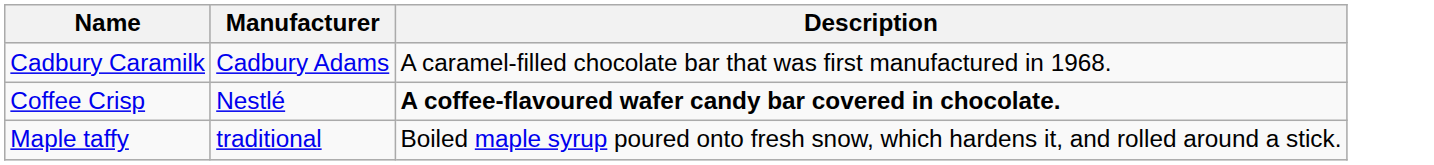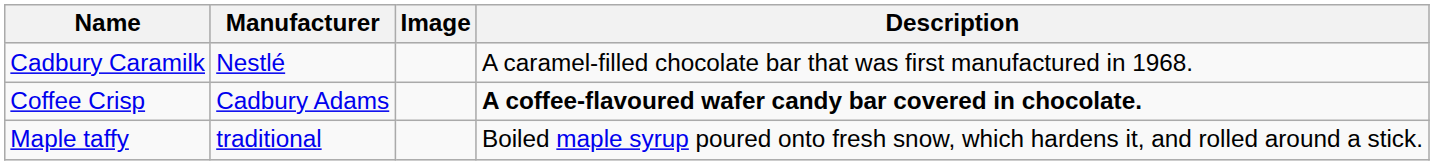+ column: (436, 23)
(303, 62) Cadbury Adams -> (251, 62) Nestlé
(251, 100) Nestlé -> (303, 100) Cadbury Adams
